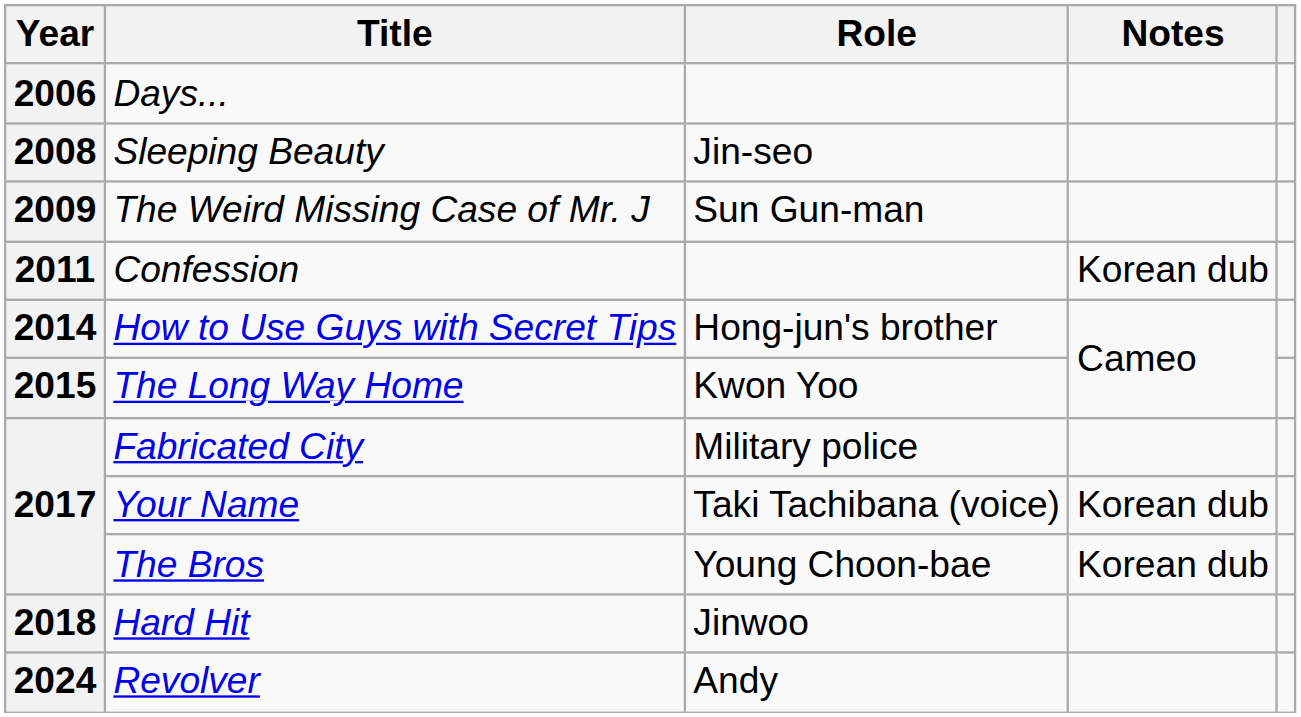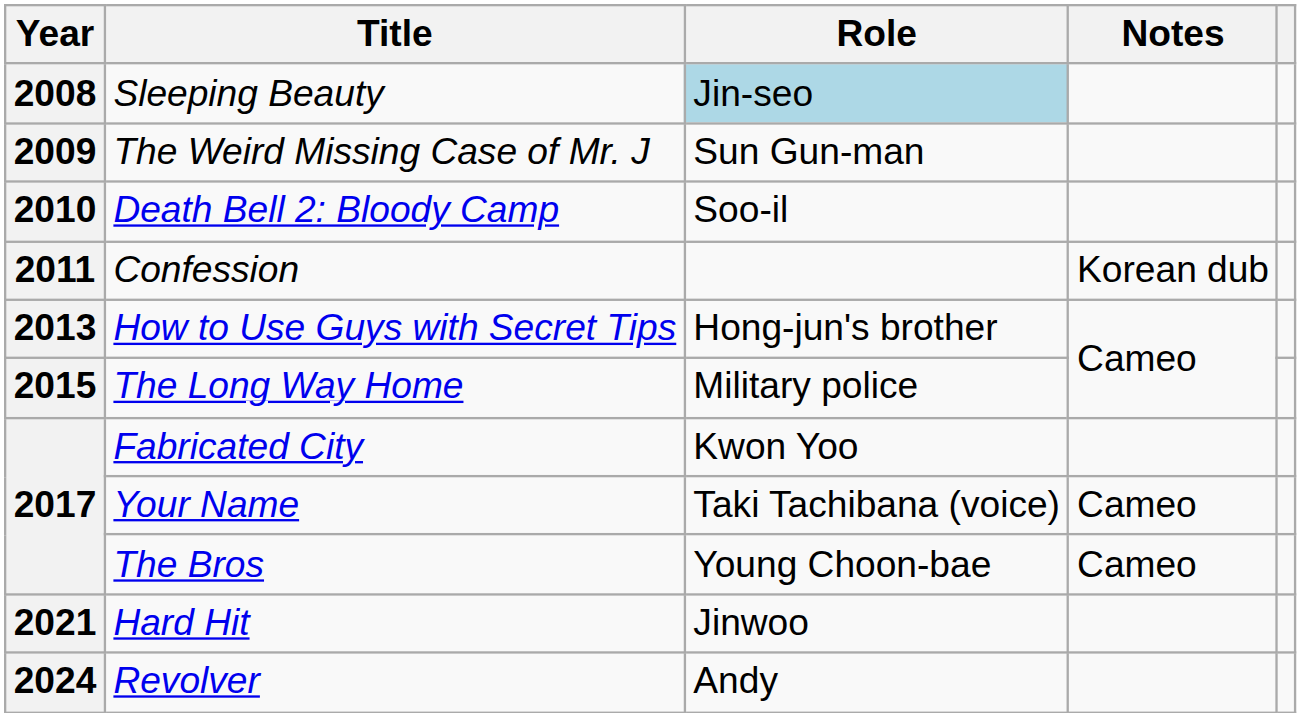- row: (171, 92)
(753, 151) no background -> (753, 92) lightblue background
+ row: (336, 210)
(55, 328) 2014 -> (55, 328) 2013
(776, 387) Kwon Yoo -> (806, 387) Military police
(806, 446) Military police -> (776, 446) Kwon Yoo
(1173, 504) Korean dub -> (1137, 504) Cameo
(1173, 563) Korean dub -> (1137, 563) Cameo
(55, 622) 2018 -> (55, 622) 2021
